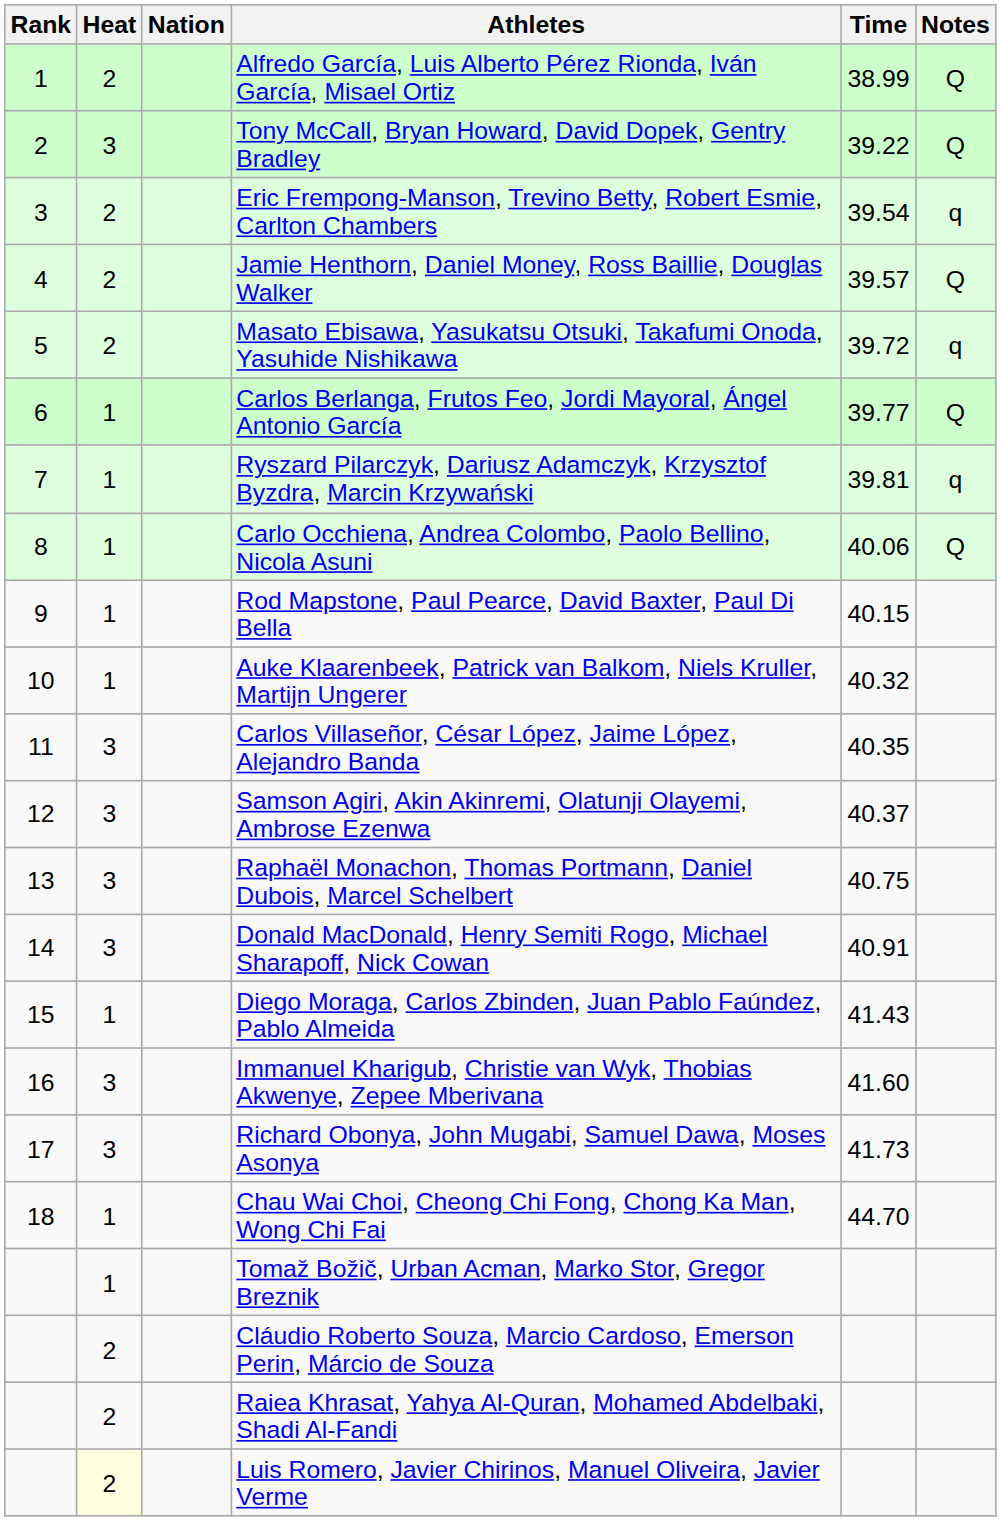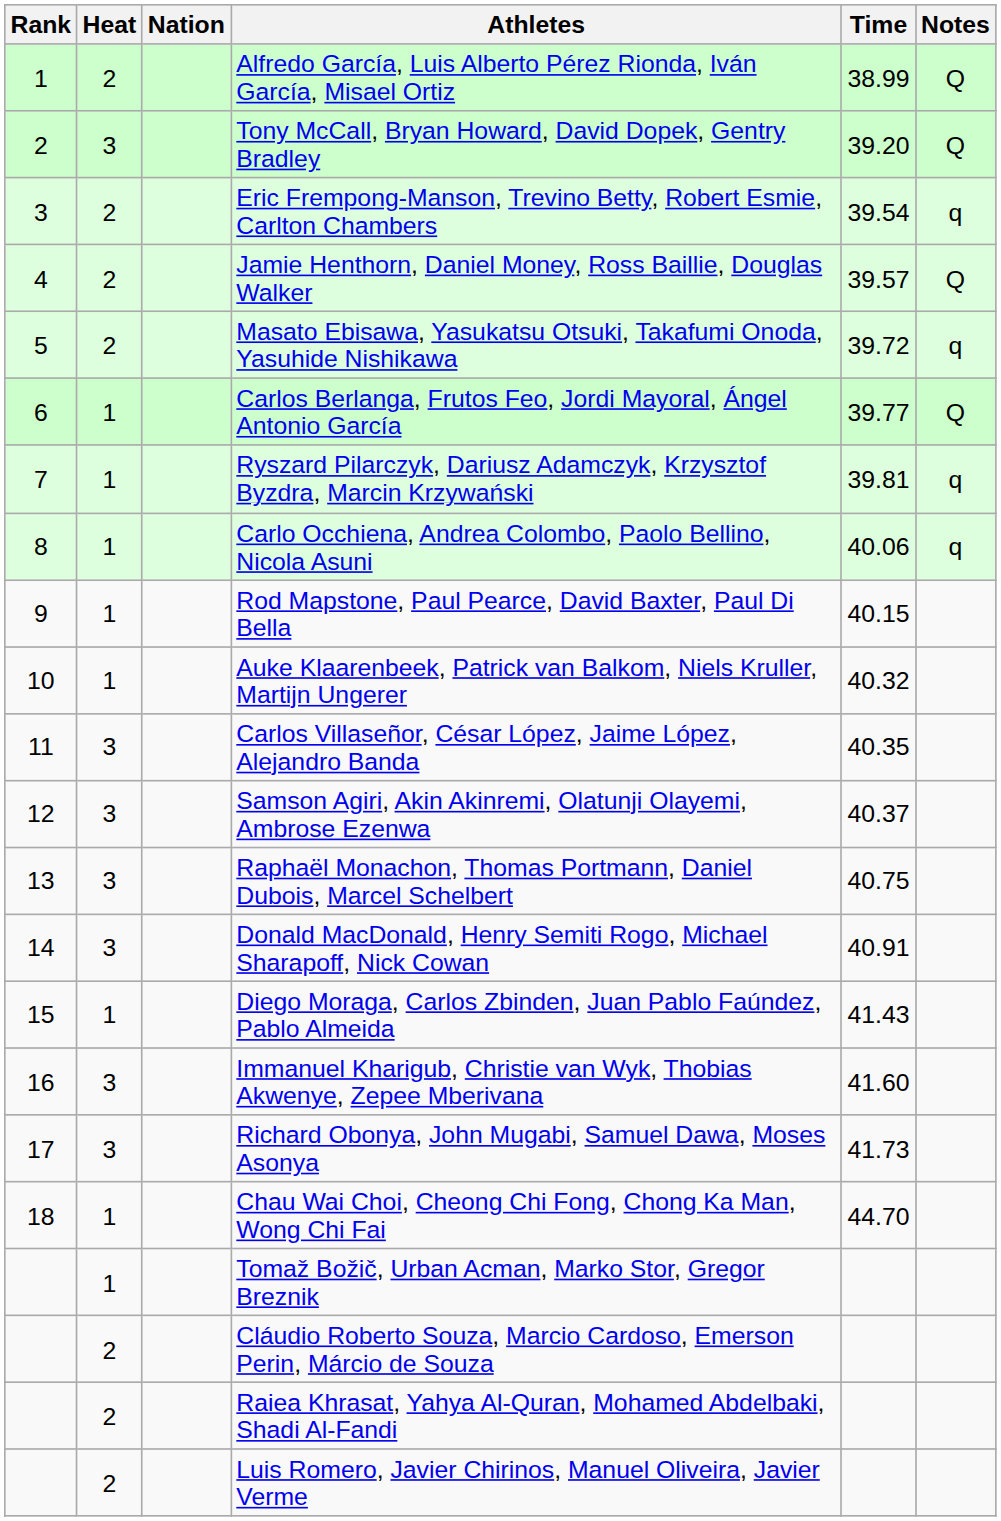(879, 145) 39.22 -> (879, 145) 39.20
(955, 546) Q -> (955, 546) q
(109, 1483) lightyellow background -> (109, 1483) no background
